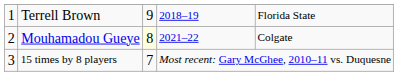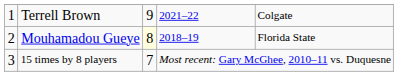(179, 15) 2018–19 -> (179, 15) 2021–22
(286, 15) Florida State -> (275, 15) Colgate
(179, 37) 2021–22 -> (179, 37) 2018–19
(275, 37) Colgate -> (286, 37) Florida State
